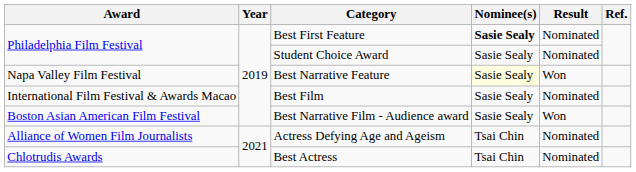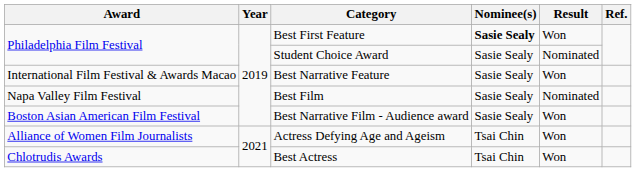(571, 34) Nominated -> (554, 34) Won
(74, 75) Napa Valley Film Festival -> (122, 75) International Film Festival & Awards Macao
(504, 75) lightyellow background -> (504, 75) no background
(122, 95) International Film Festival & Awards Macao -> (74, 95) Napa Valley Film Festival
(571, 136) Nominated -> (554, 136) Won
(571, 156) Nominated -> (554, 156) Won
